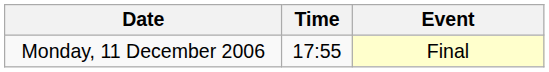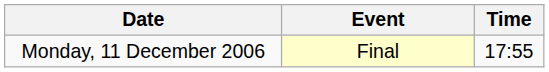columns swapped: (317, 19) <-> (448, 19)
